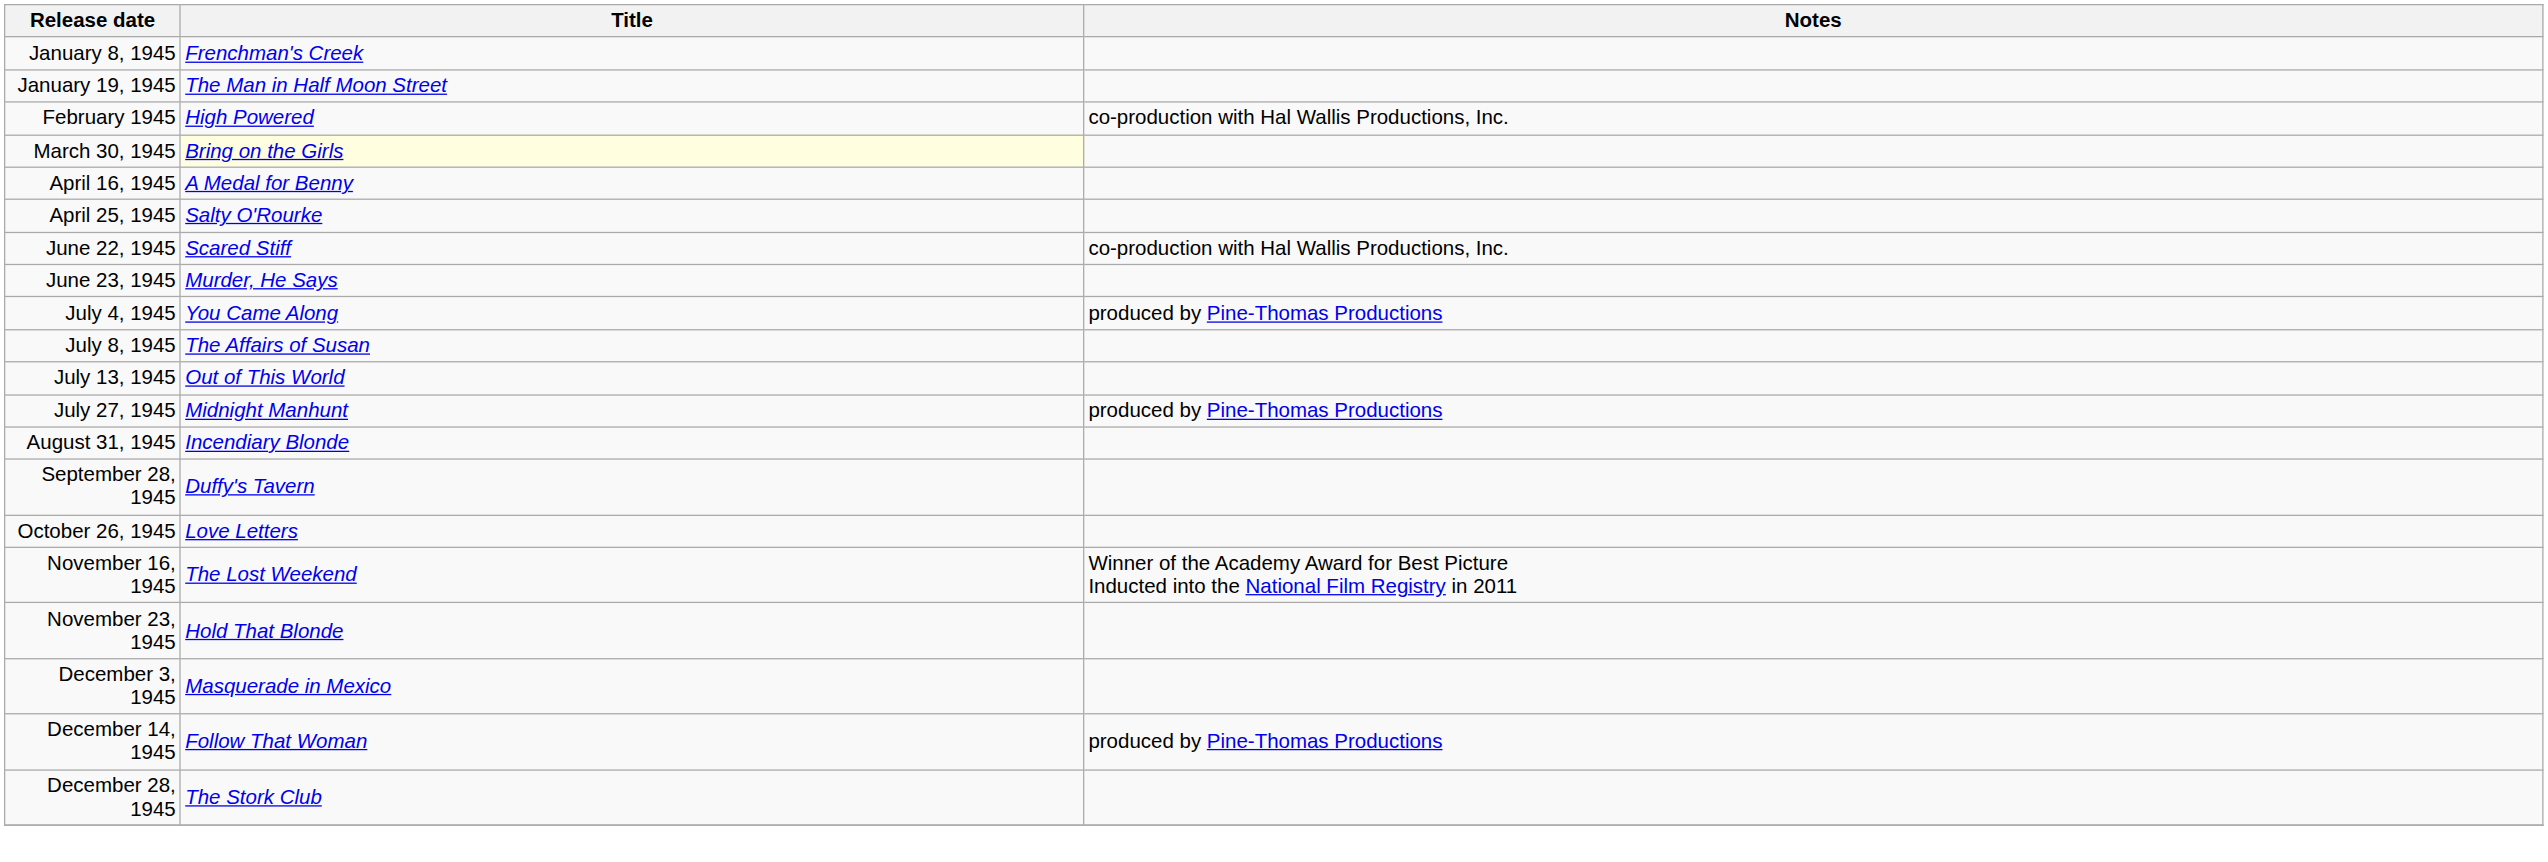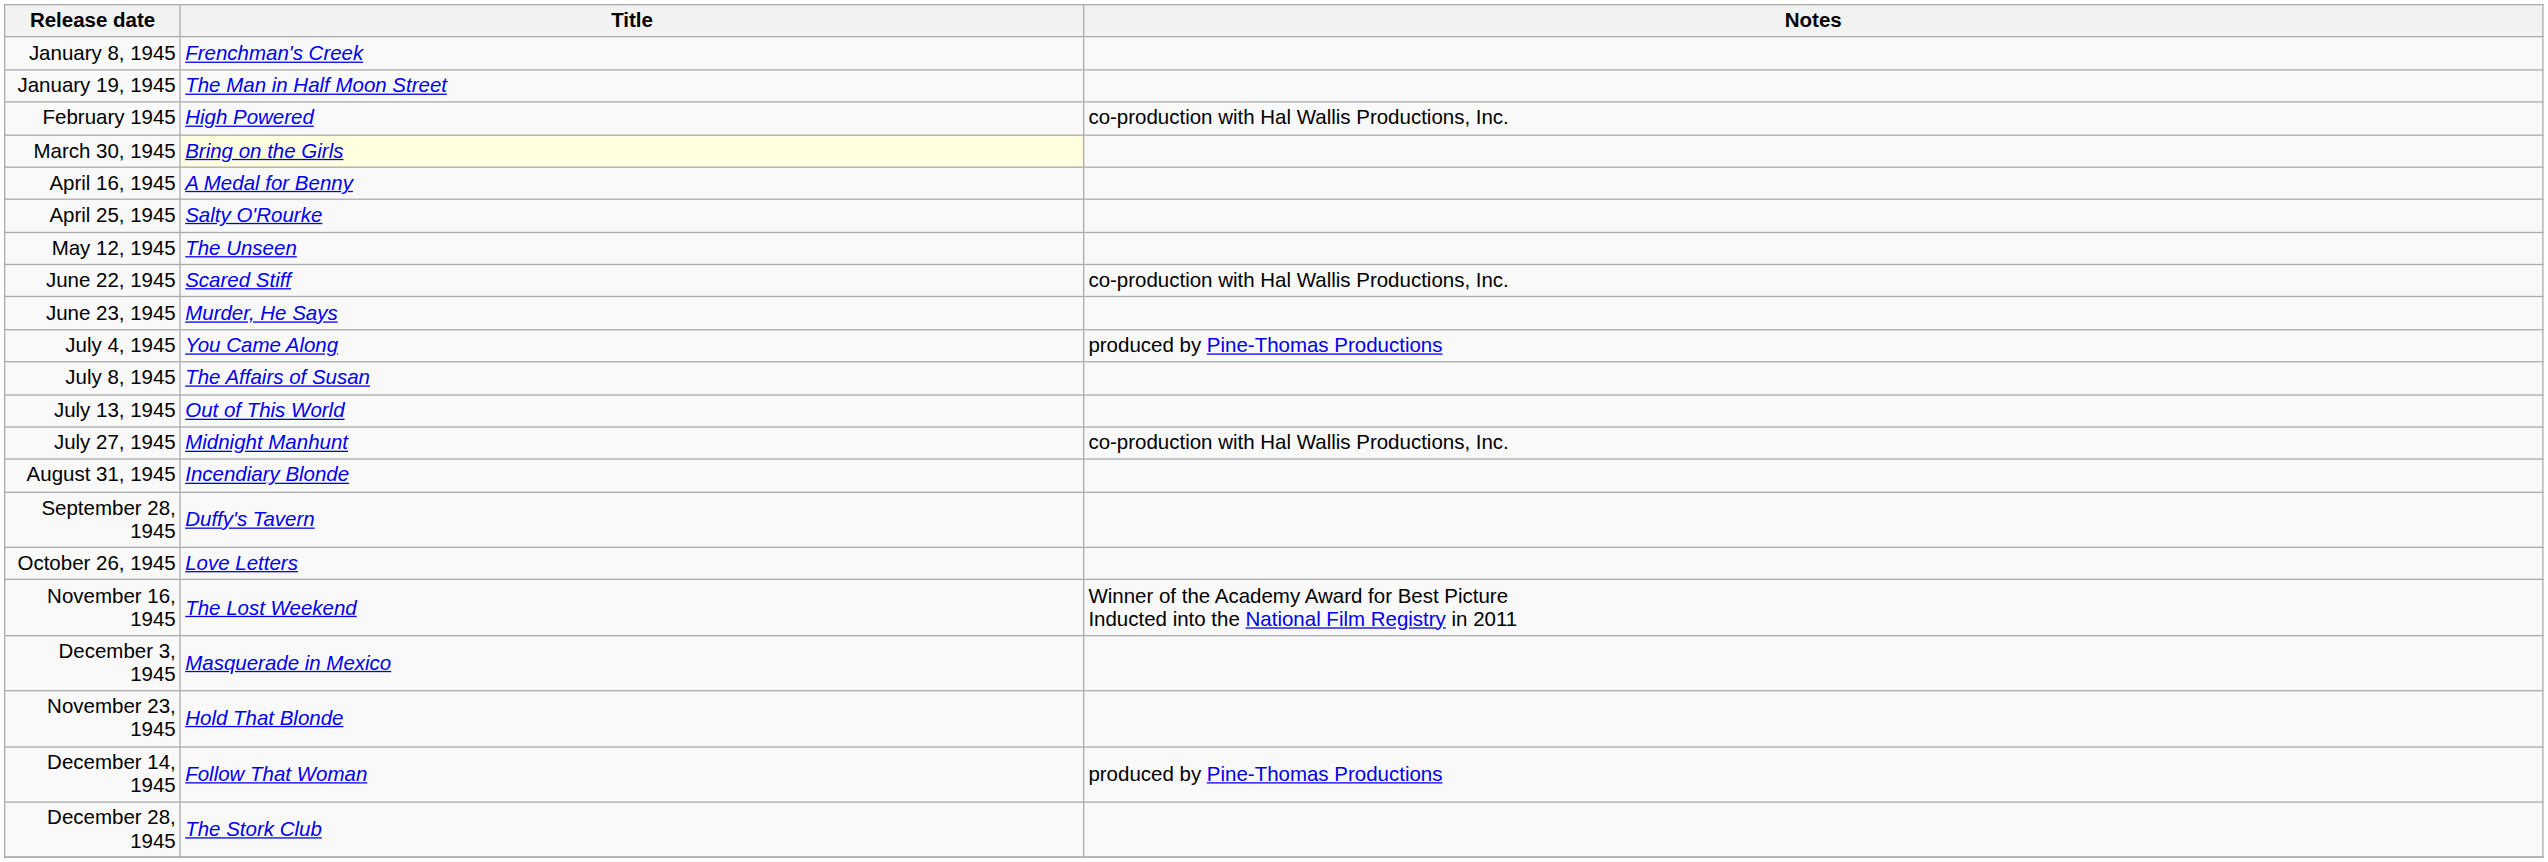+ row: (114, 248)
(1265, 410) produced by Pine-Thomas Productions -> (1299, 442) co-production with Hal Wallis Productions, Inc.
rows swapped: (111, 630) <-> (117, 686)
